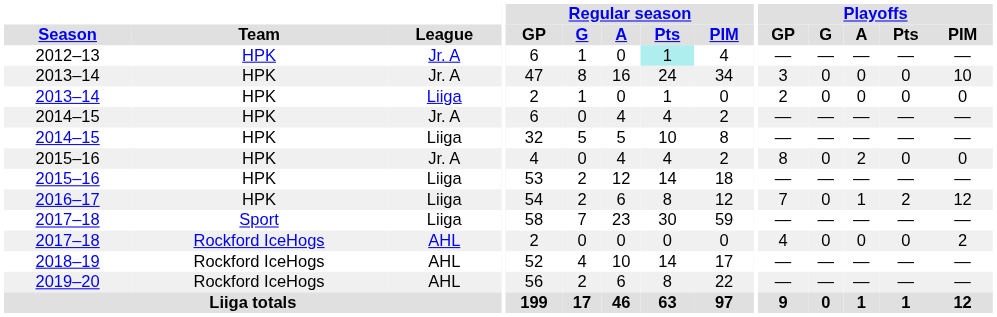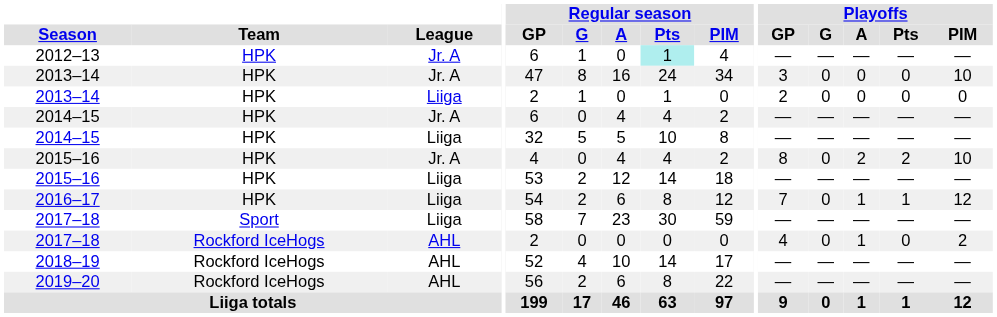(906, 158) 0 -> (906, 158) 2
(963, 158) 0 -> (963, 158) 10
(906, 199) 2 -> (906, 199) 1
(861, 240) 0 -> (861, 240) 1
